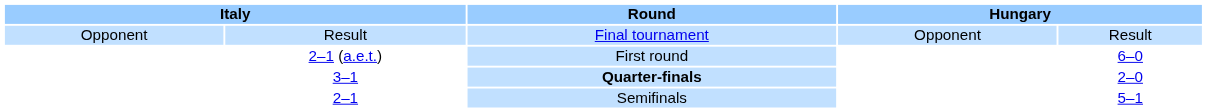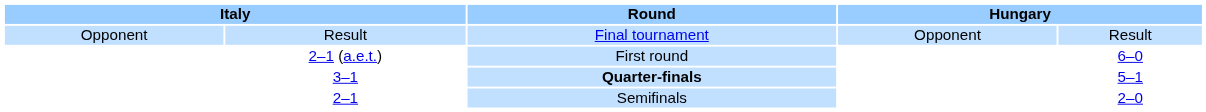(1130, 77) 2–0 -> (1130, 77) 5–1
(1130, 98) 5–1 -> (1130, 98) 2–0
